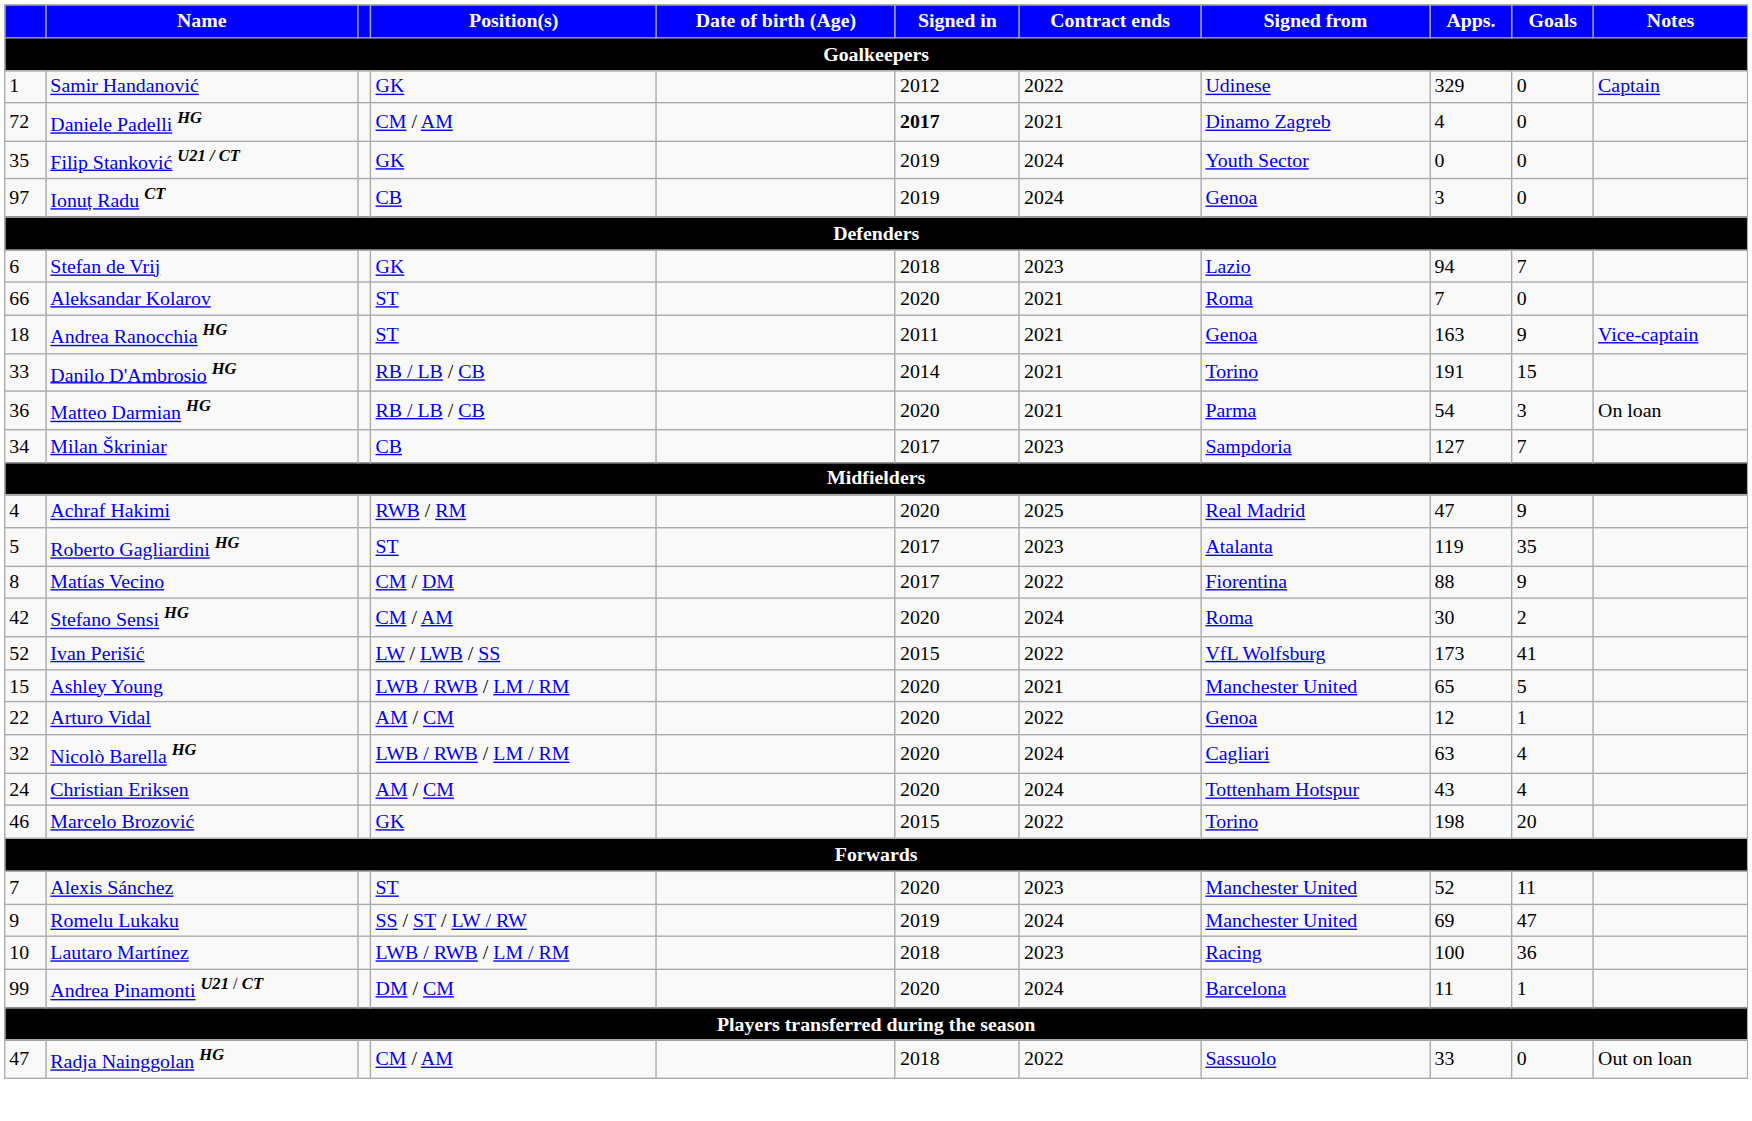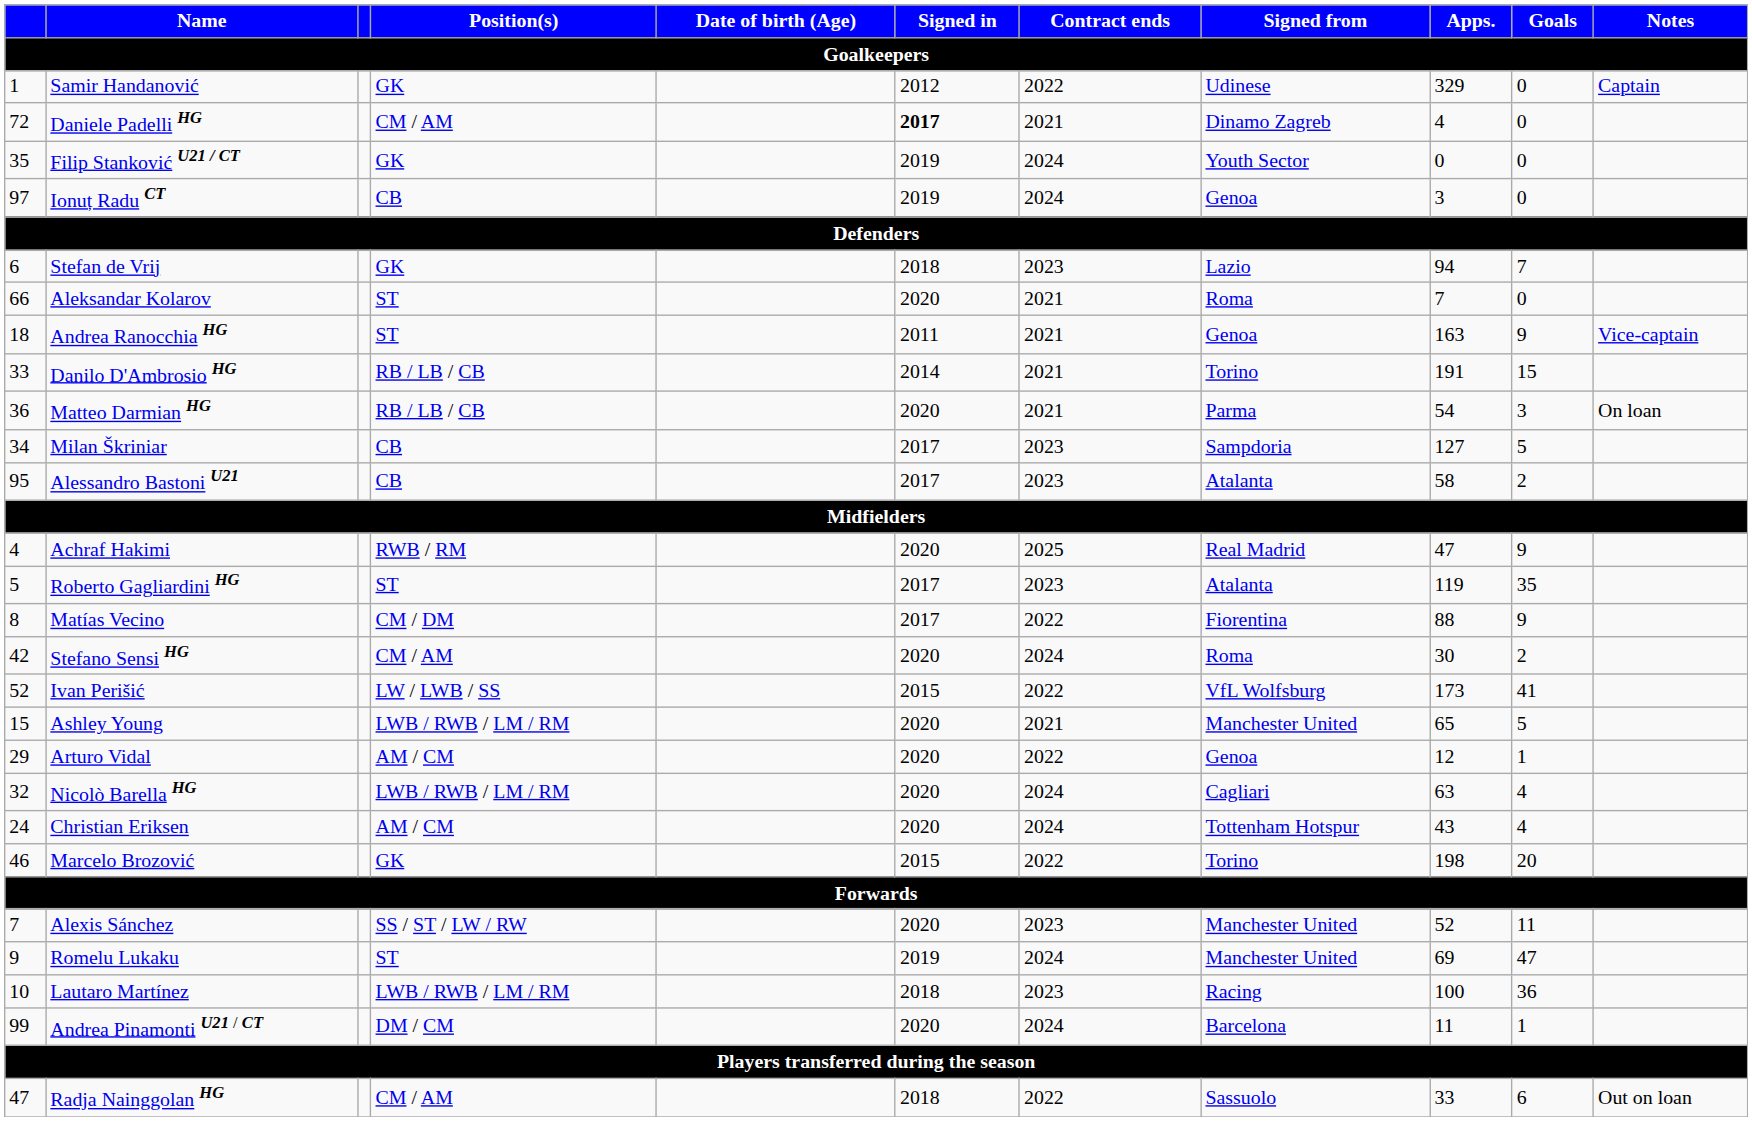(1522, 446) 7 -> (1522, 446) 5
+ row: (145, 481)
(19, 718) 22 -> (19, 756) 29
(387, 887) ST -> (451, 925) SS / ST / LW / RW
(451, 920) SS / ST / LW / RW -> (387, 958) ST
(1522, 1059) 0 -> (1522, 1097) 6
